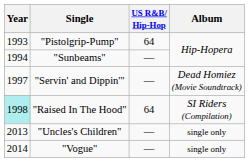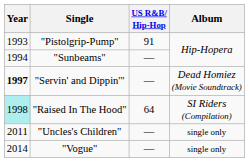(149, 41) 64 -> (149, 41) 91
(17, 80) normal -> (17, 80) bold
(17, 132) 2013 -> (17, 132) 2011
